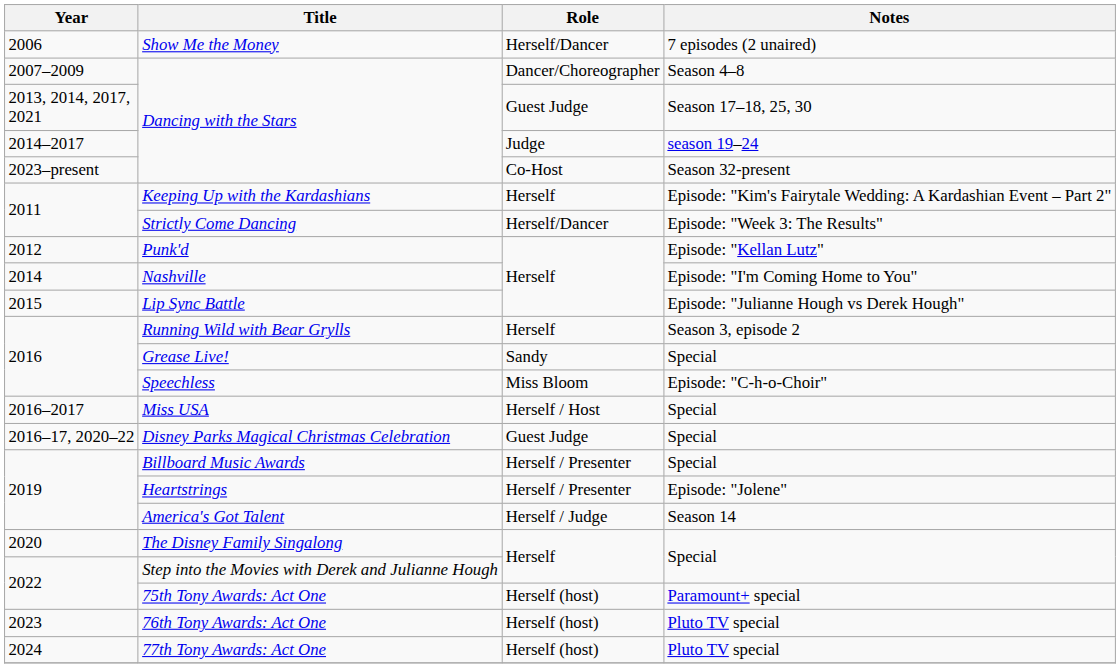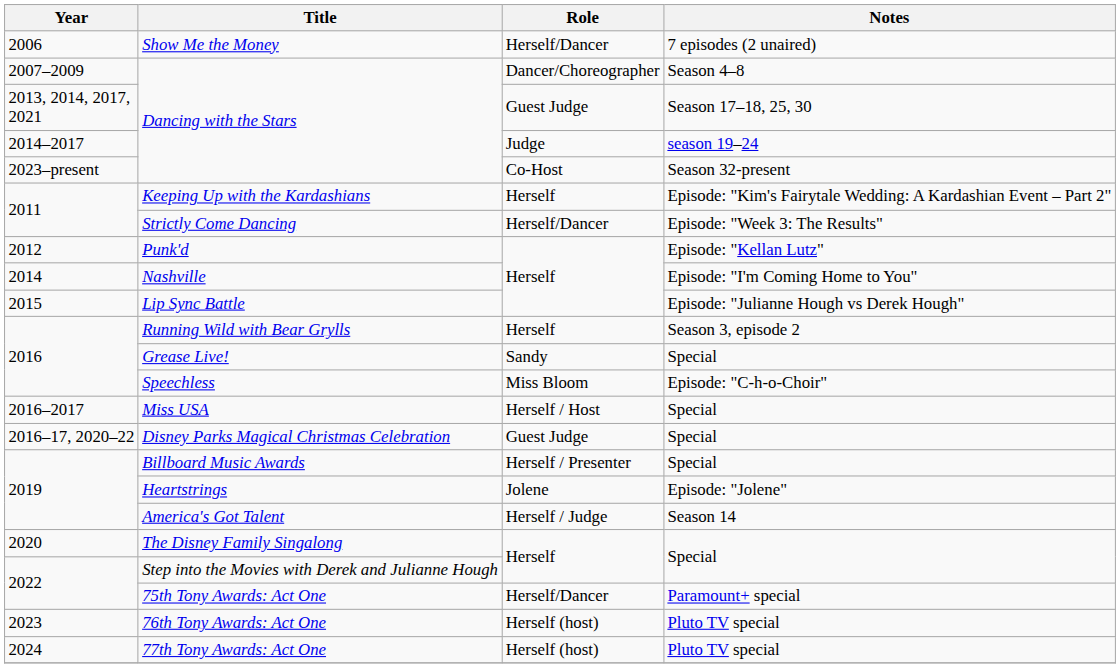(568, 489) Herself / Presenter -> (527, 489) Jolene
(552, 596) Herself (host) -> (557, 596) Herself/Dancer
